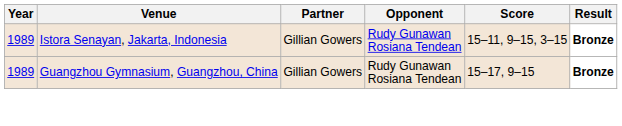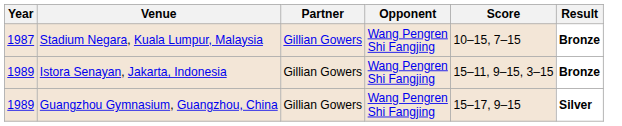+ row: (151, 40)
(415, 40) Rudy Gunawan Rosiana Tendean -> (408, 73) Wang Pengren Shi Fangjing
(415, 73) Rudy Gunawan Rosiana Tendean -> (408, 105) Wang Pengren Shi Fangjing
(593, 73) Bronze -> (576, 105) Silver
